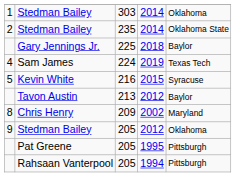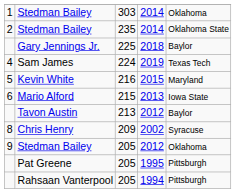(186, 80) Syracuse -> (186, 80) Maryland
+ row: (10, 96)
(186, 113) Maryland -> (186, 130) Syracuse
